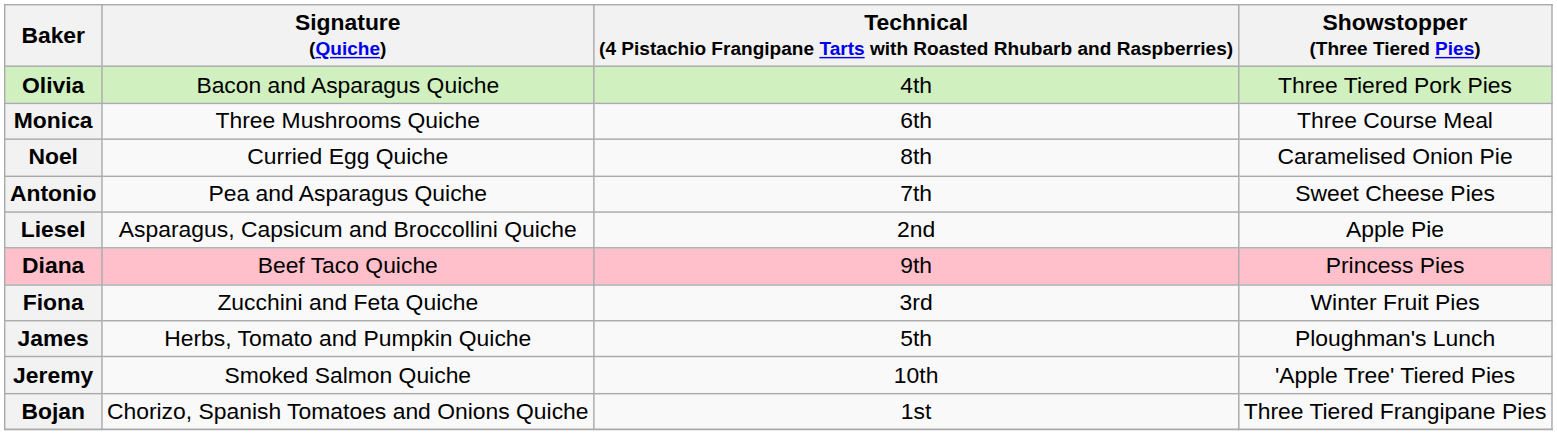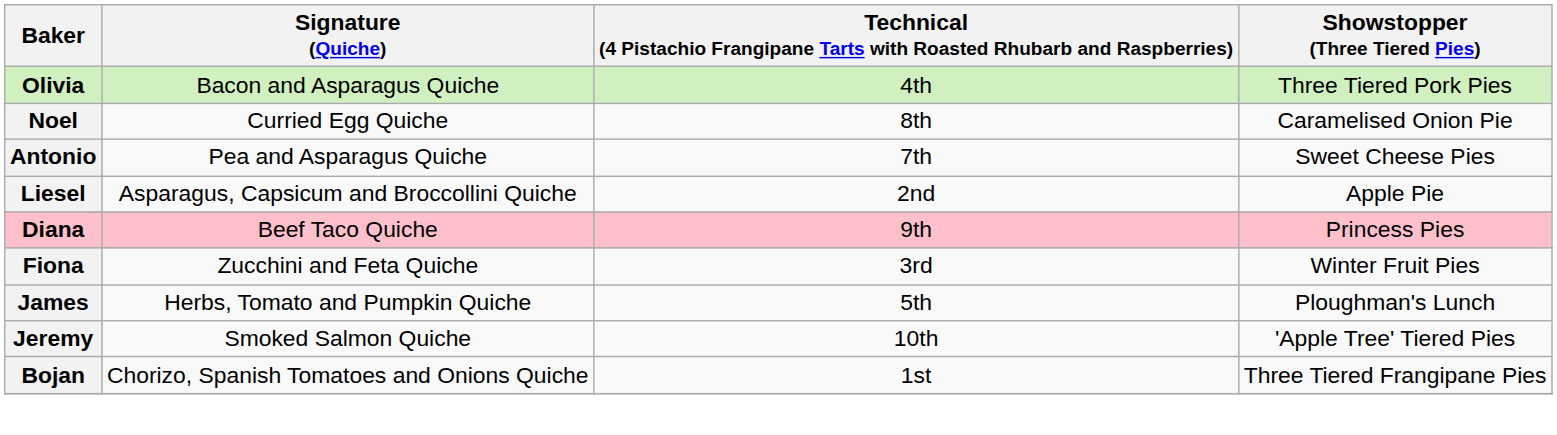- row: (53, 120)
